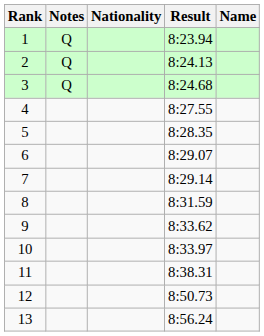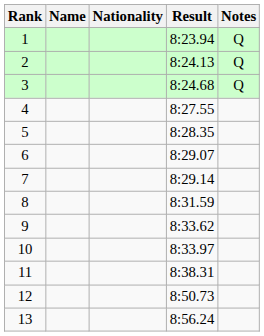columns swapped: (238, 16) <-> (67, 16)
